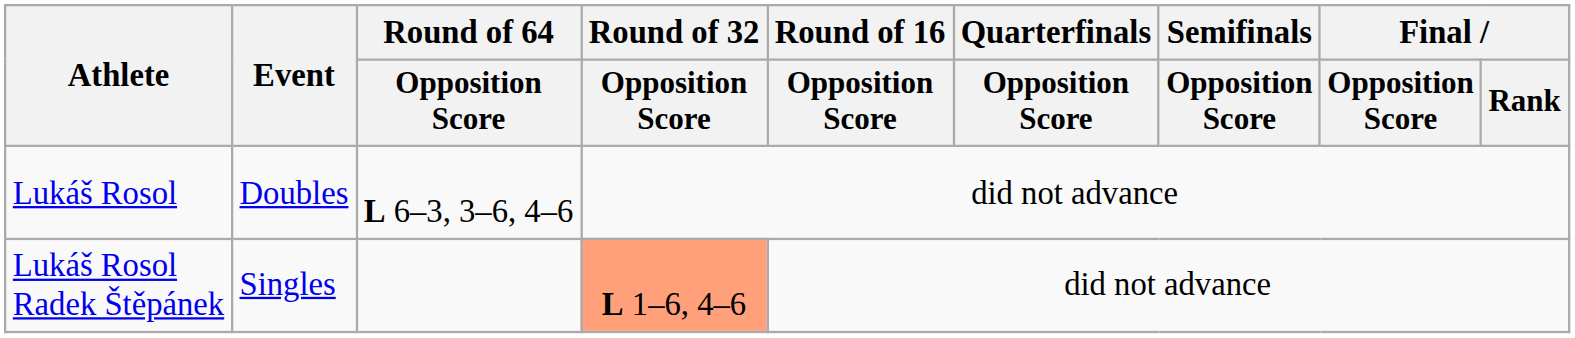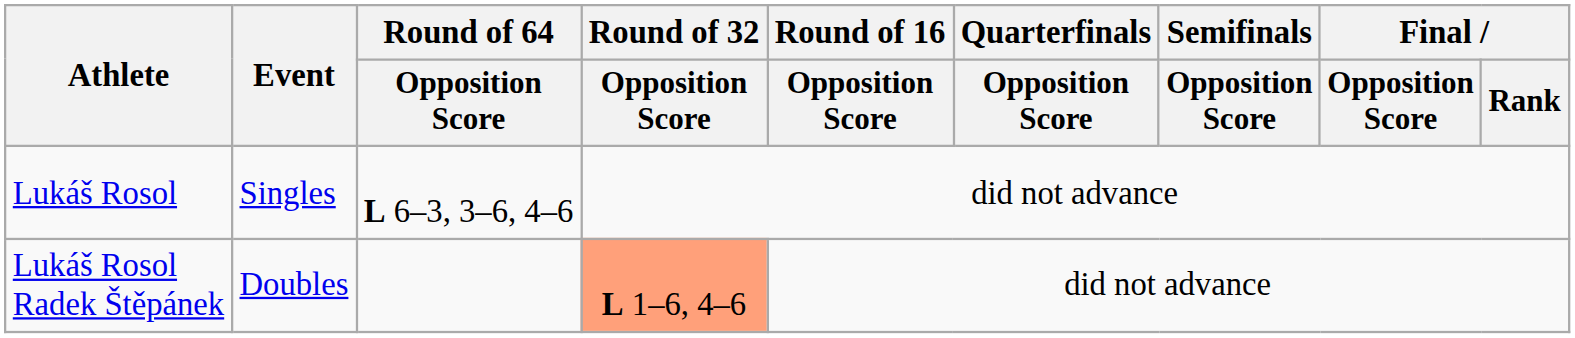(294, 192) Doubles -> (288, 192) Singles
(288, 284) Singles -> (294, 284) Doubles
